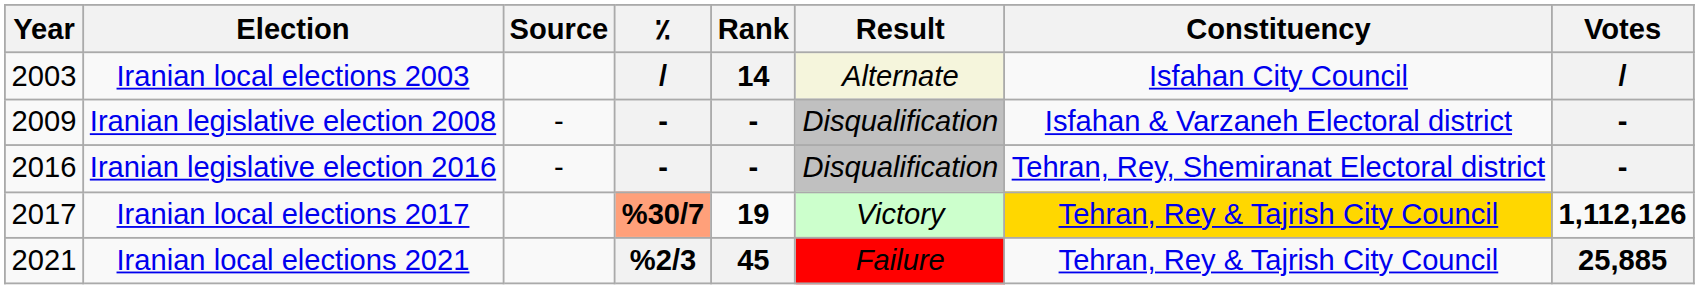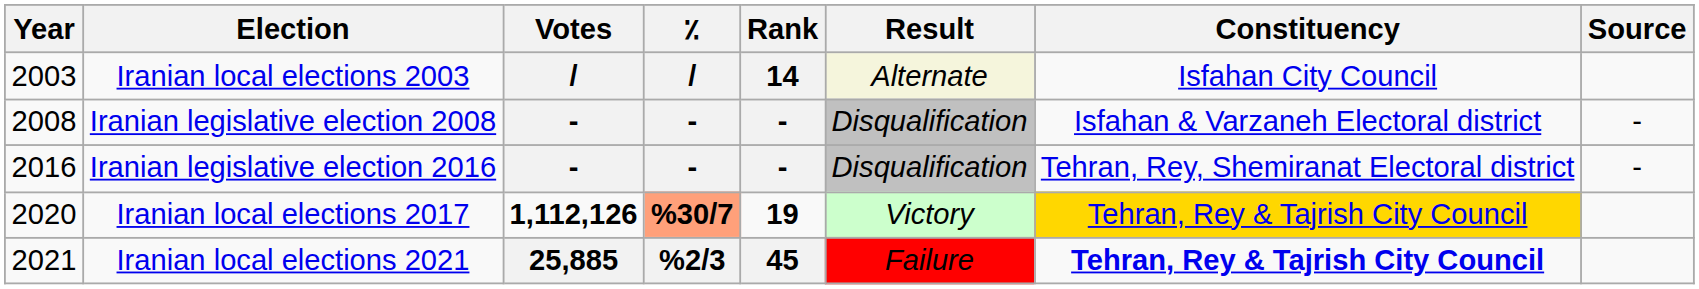columns swapped: (1623, 28) <-> (559, 28)
(44, 121) 2009 -> (44, 121) 2008
(44, 214) 2017 -> (44, 214) 2020
(1278, 260) normal -> (1308, 260) bold
